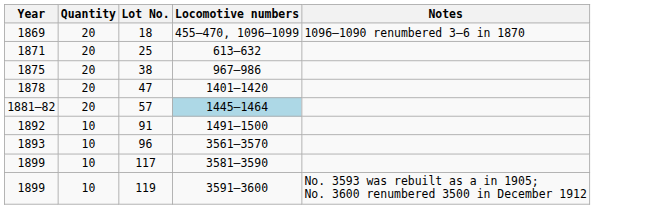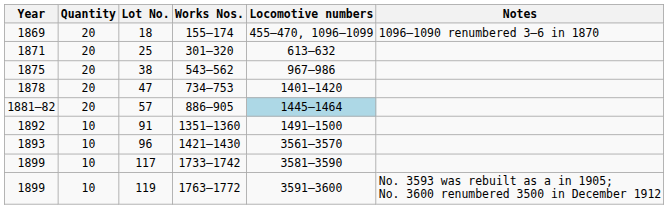+ column: (209, 14)
